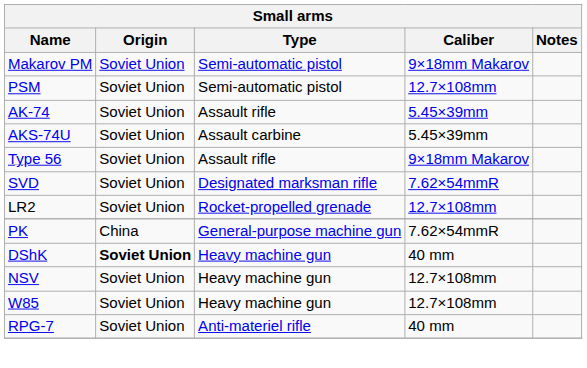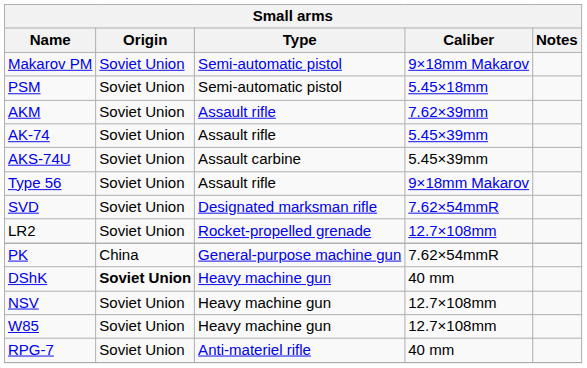(452, 87) 12.7×108mm -> (448, 87) 5.45×18mm
+ row: (24, 111)
